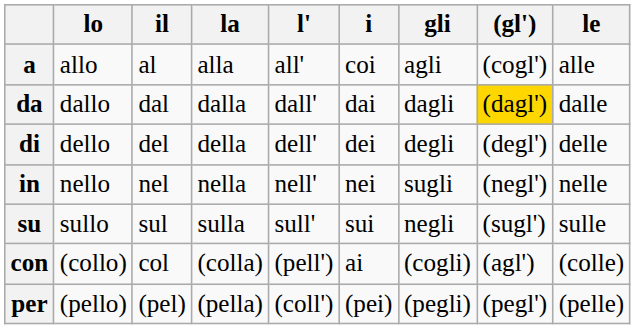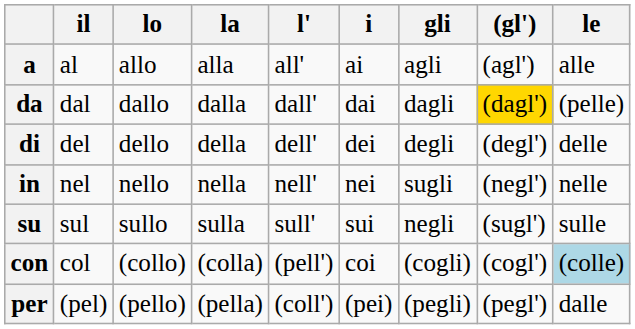columns swapped: (162, 24) <-> (93, 24)
(360, 64) coi -> (354, 64) ai
(515, 64) (cogl') -> (509, 64) (agl')
(583, 104) dalle -> (591, 104) (pelle)
(354, 263) ai -> (360, 263) coi
(509, 263) (agl') -> (515, 263) (cogl')
(591, 263) no background -> (591, 263) lightblue background
(591, 303) (pelle) -> (583, 303) dalle
